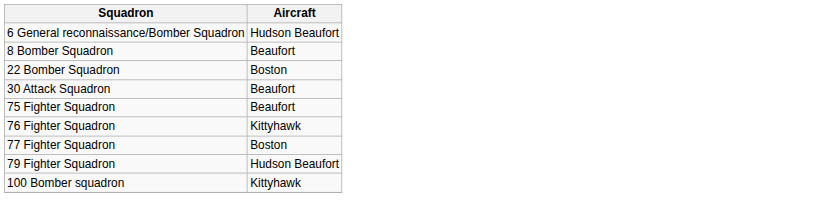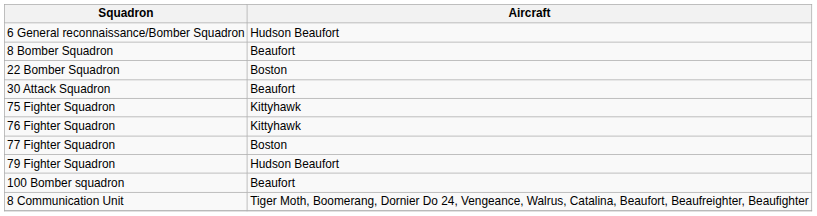(273, 107) Beaufort -> (275, 107) Kittyhawk
(275, 182) Kittyhawk -> (273, 182) Beaufort
+ row: (65, 201)
